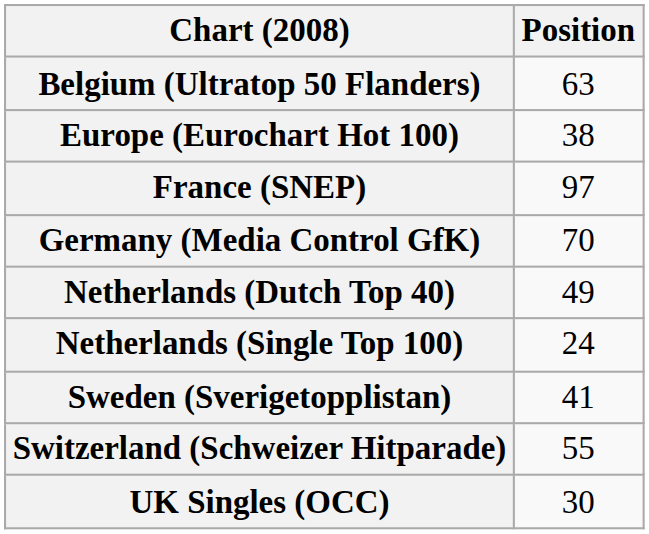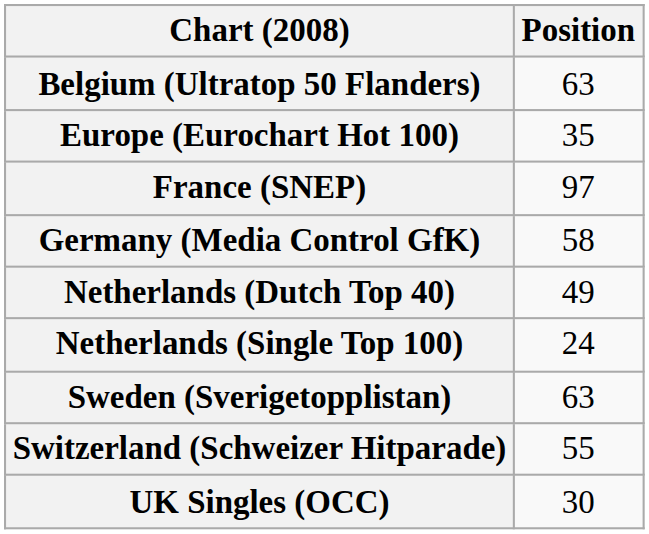(578, 135) 38 -> (578, 135) 35
(578, 239) 70 -> (578, 239) 58
(578, 396) 41 -> (578, 396) 63
